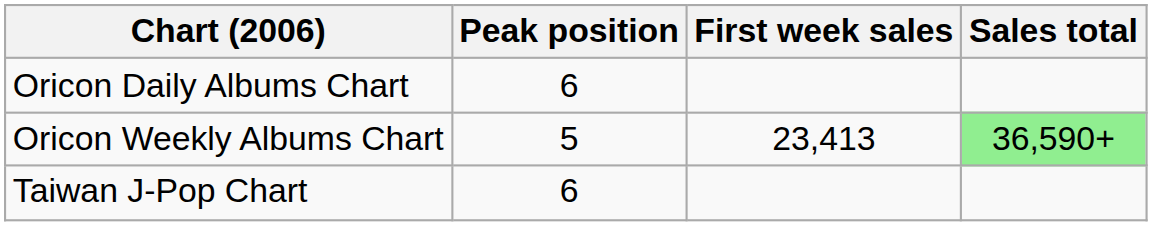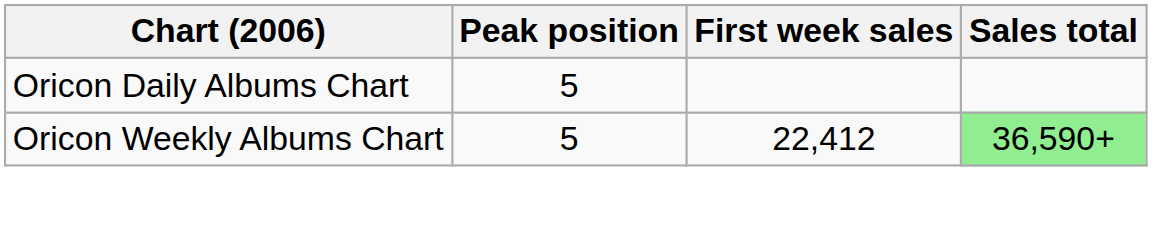(569, 84) 6 -> (569, 84) 5
(824, 138) 23,413 -> (824, 138) 22,412
- row: (160, 191)
